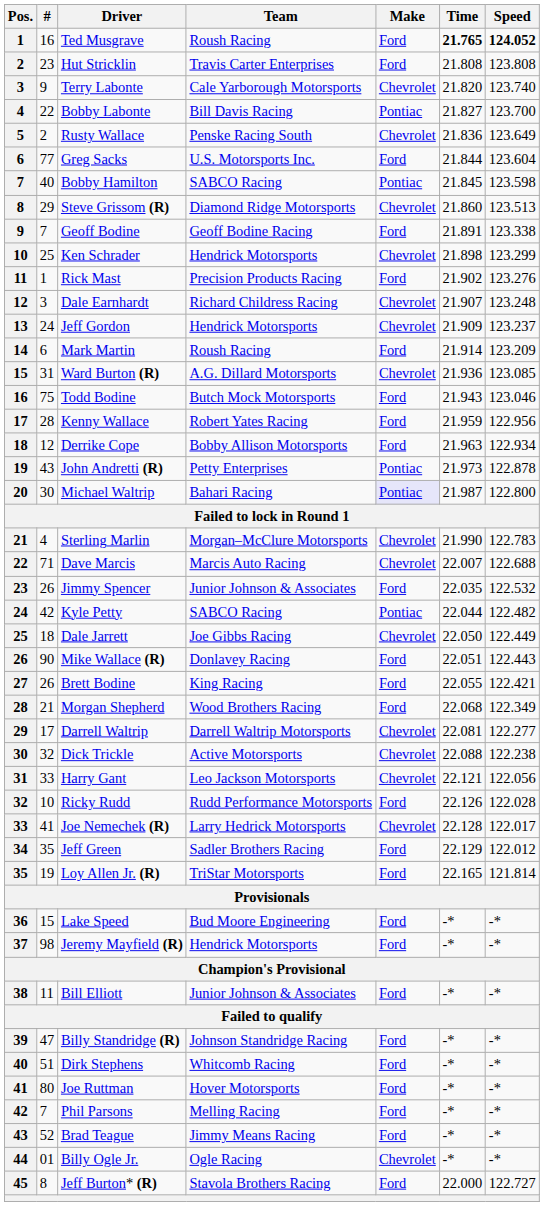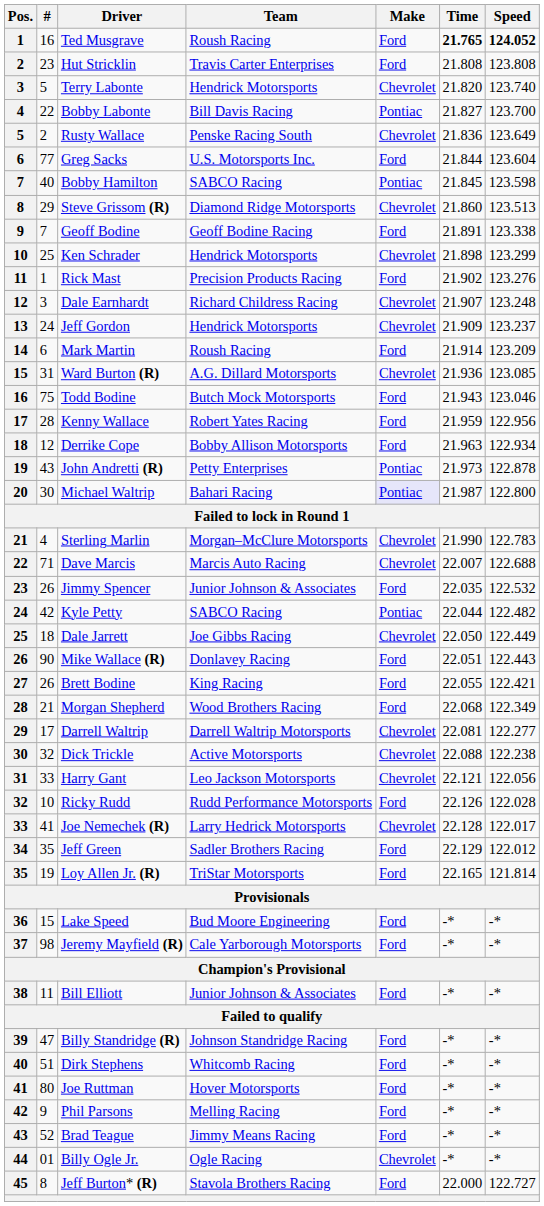(43, 88) 9 -> (43, 88) 5
(275, 88) Cale Yarborough Motorsports -> (253, 88) Hendrick Motorsports
(253, 945) Hendrick Motorsports -> (275, 945) Cale Yarborough Motorsports
(43, 1111) 7 -> (43, 1111) 9
